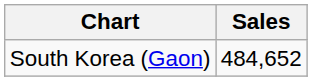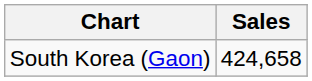(261, 57) 484,652 -> (261, 57) 424,658
